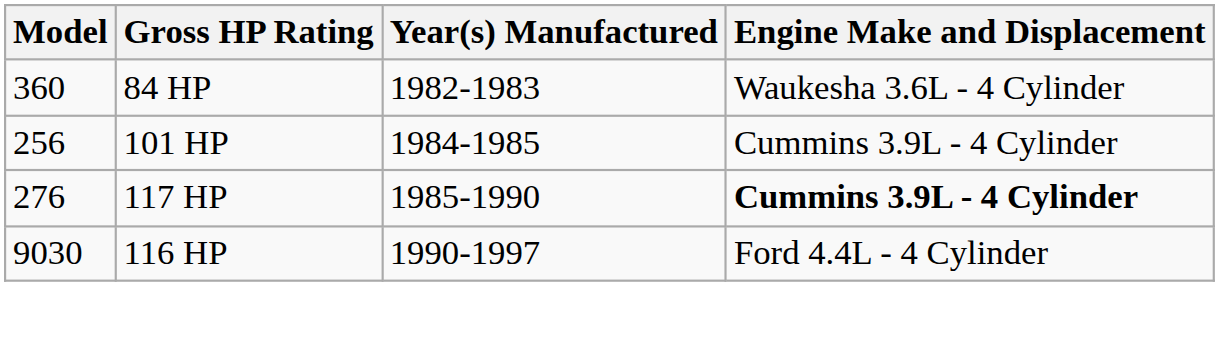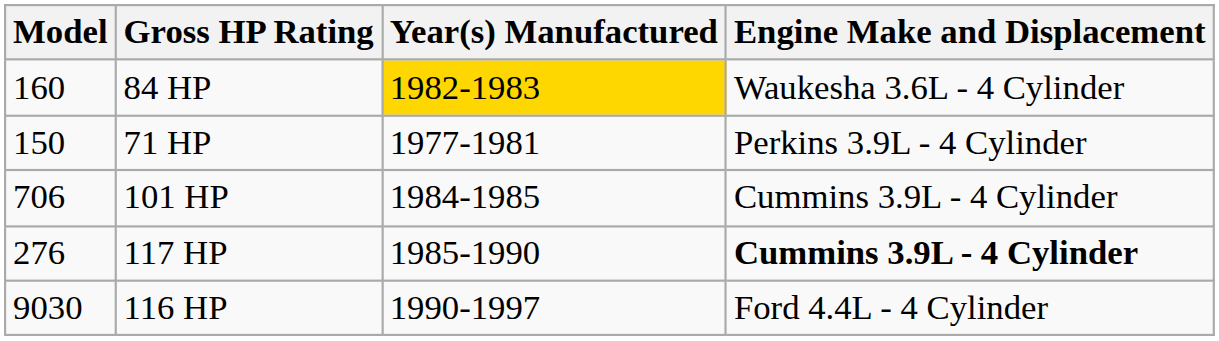(39, 87) 360 -> (39, 87) 160
(465, 87) no background -> (465, 87) gold background
+ row: (167, 142)
(39, 142) 256 -> (39, 197) 706
